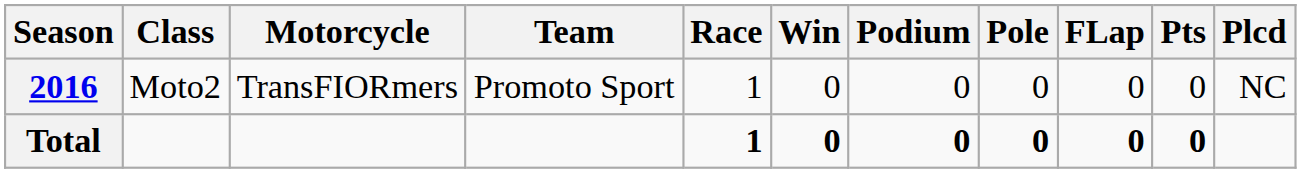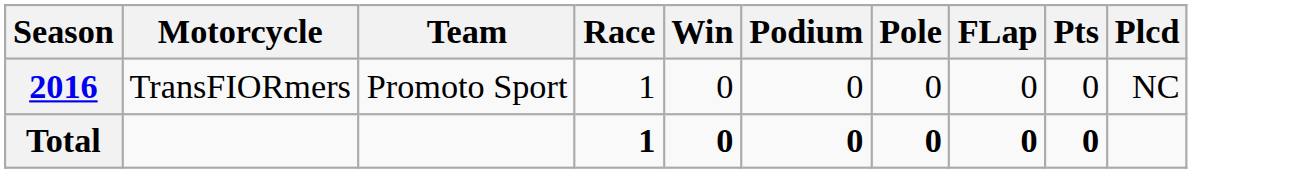- column: (175, 31)
